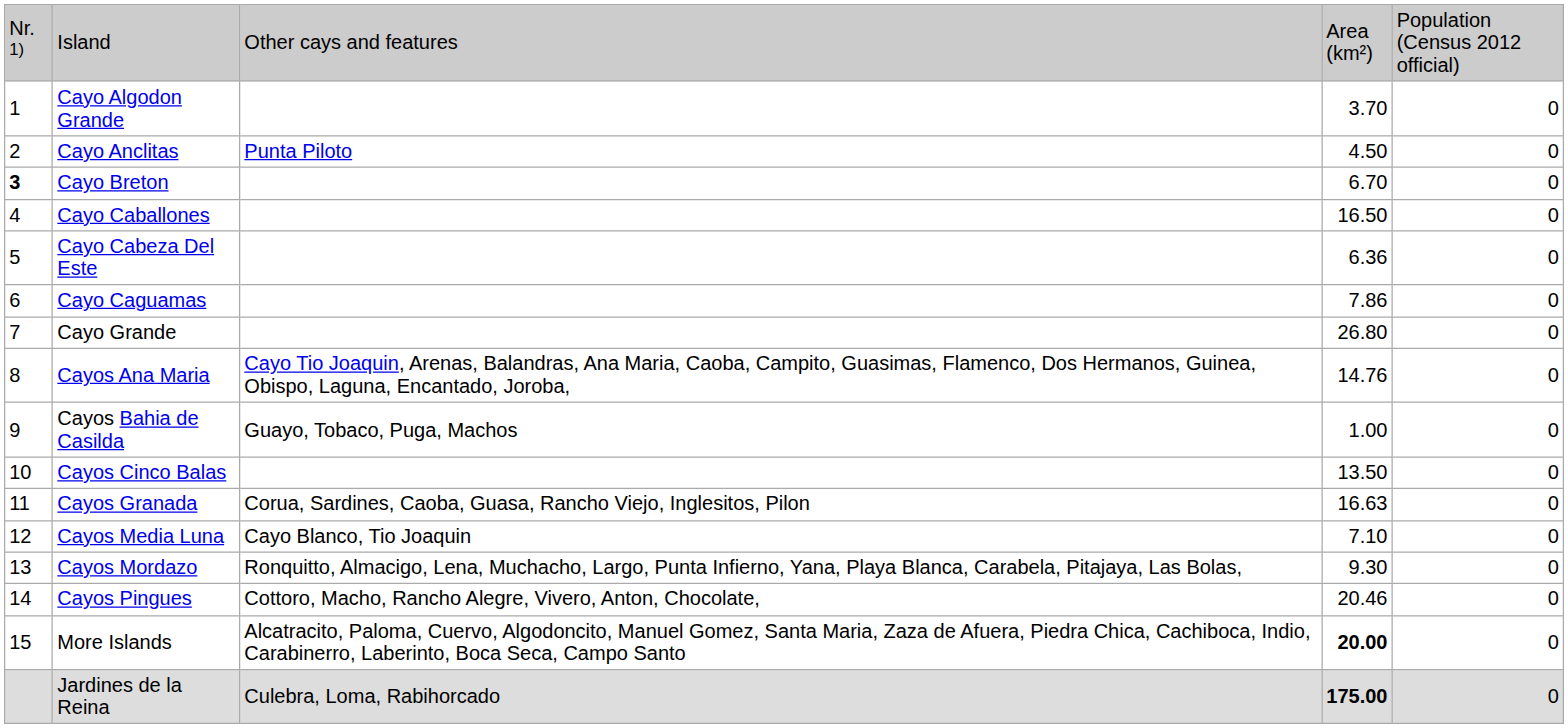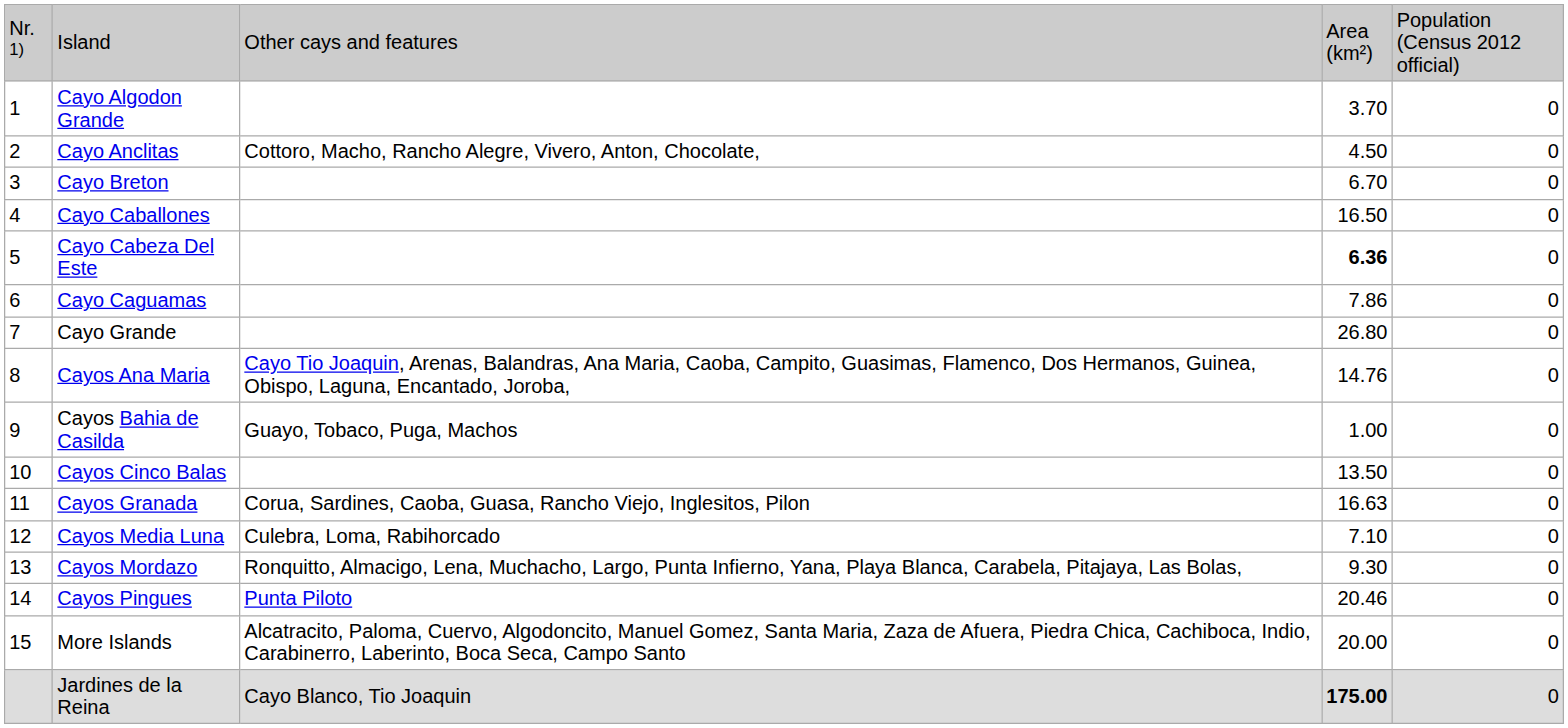(298, 151) Punta Piloto -> (502, 151) Cottoro, Macho, Rancho Alegre, Vivero, Anton, Chocolate,
(15, 183) bold -> (15, 183) normal
(1368, 257) normal -> (1368, 257) bold
(358, 535) Cayo Blanco, Tio Joaquin -> (372, 535) Culebra, Loma, Rabihorcado
(502, 599) Cottoro, Macho, Rancho Alegre, Vivero, Anton, Chocolate, -> (298, 599) Punta Piloto
(1362, 642) bold -> (1362, 642) normal
(372, 696) Culebra, Loma, Rabihorcado -> (358, 696) Cayo Blanco, Tio Joaquin
